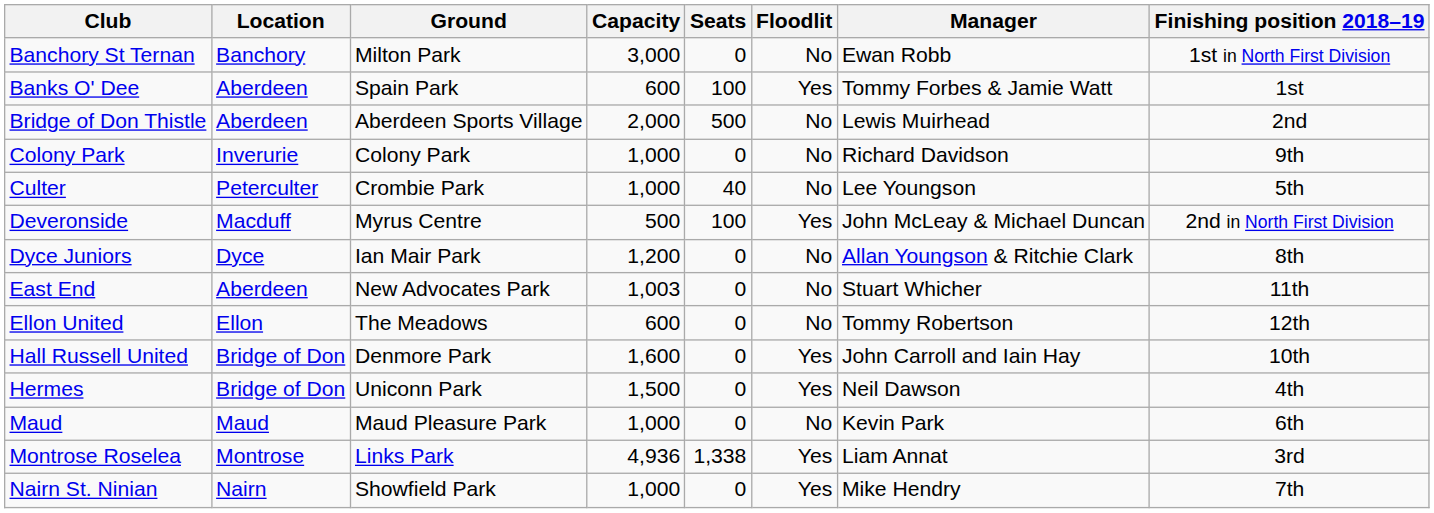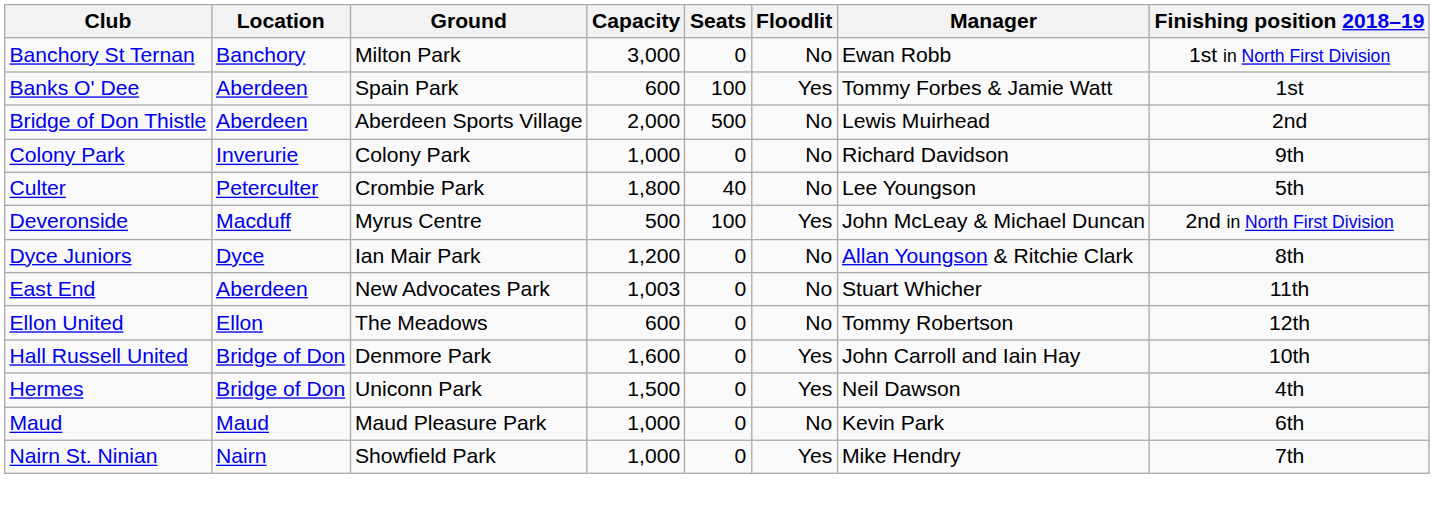(654, 188) 1,000 -> (654, 188) 1,800
- row: (95, 456)
